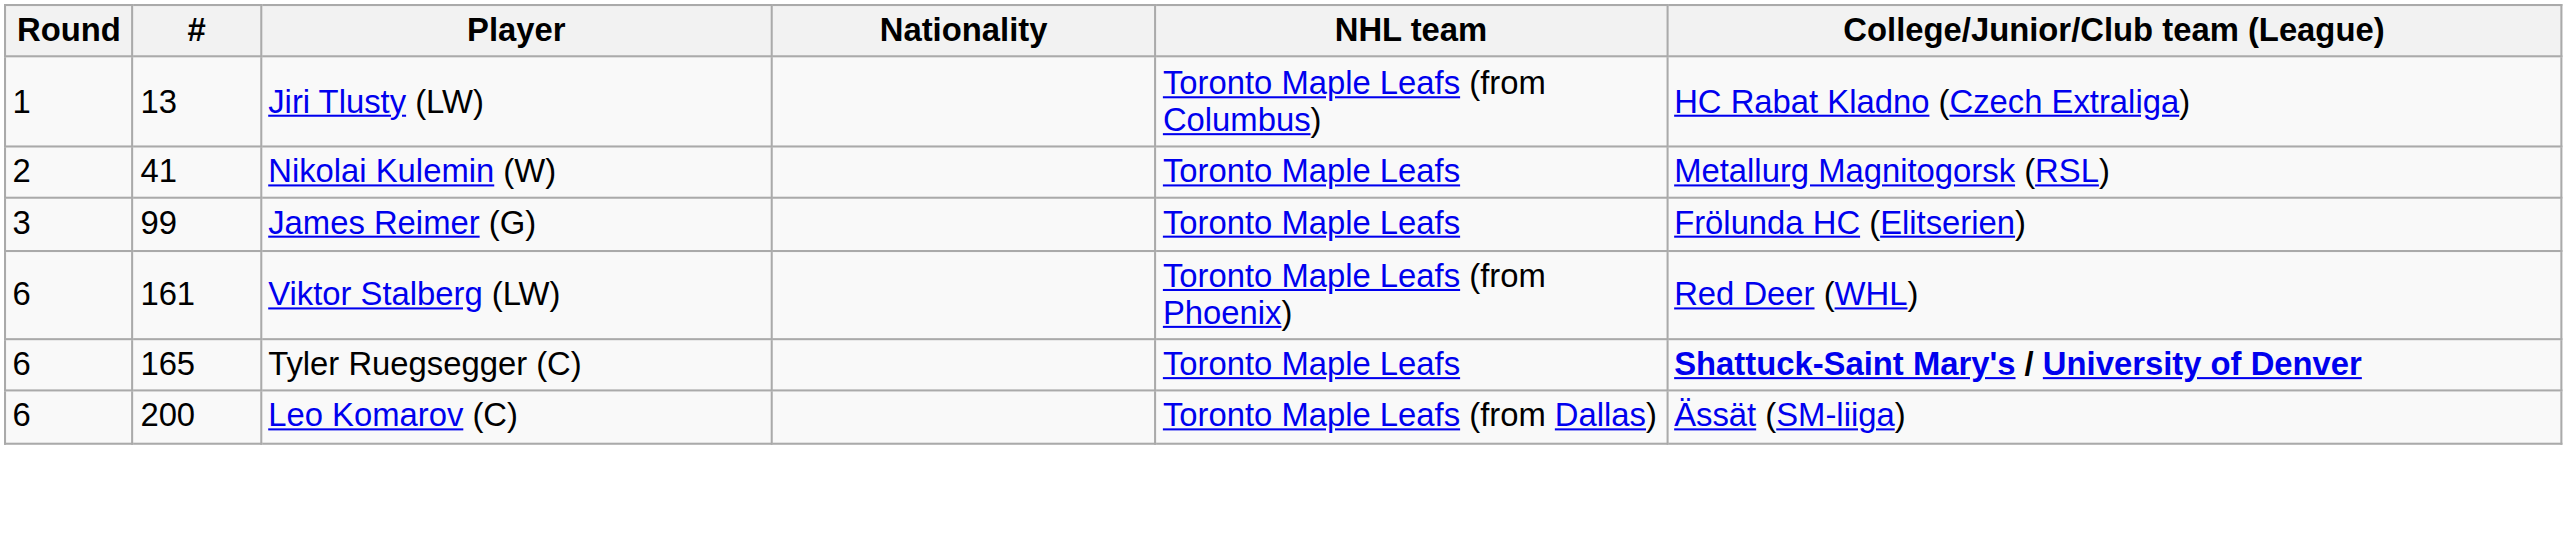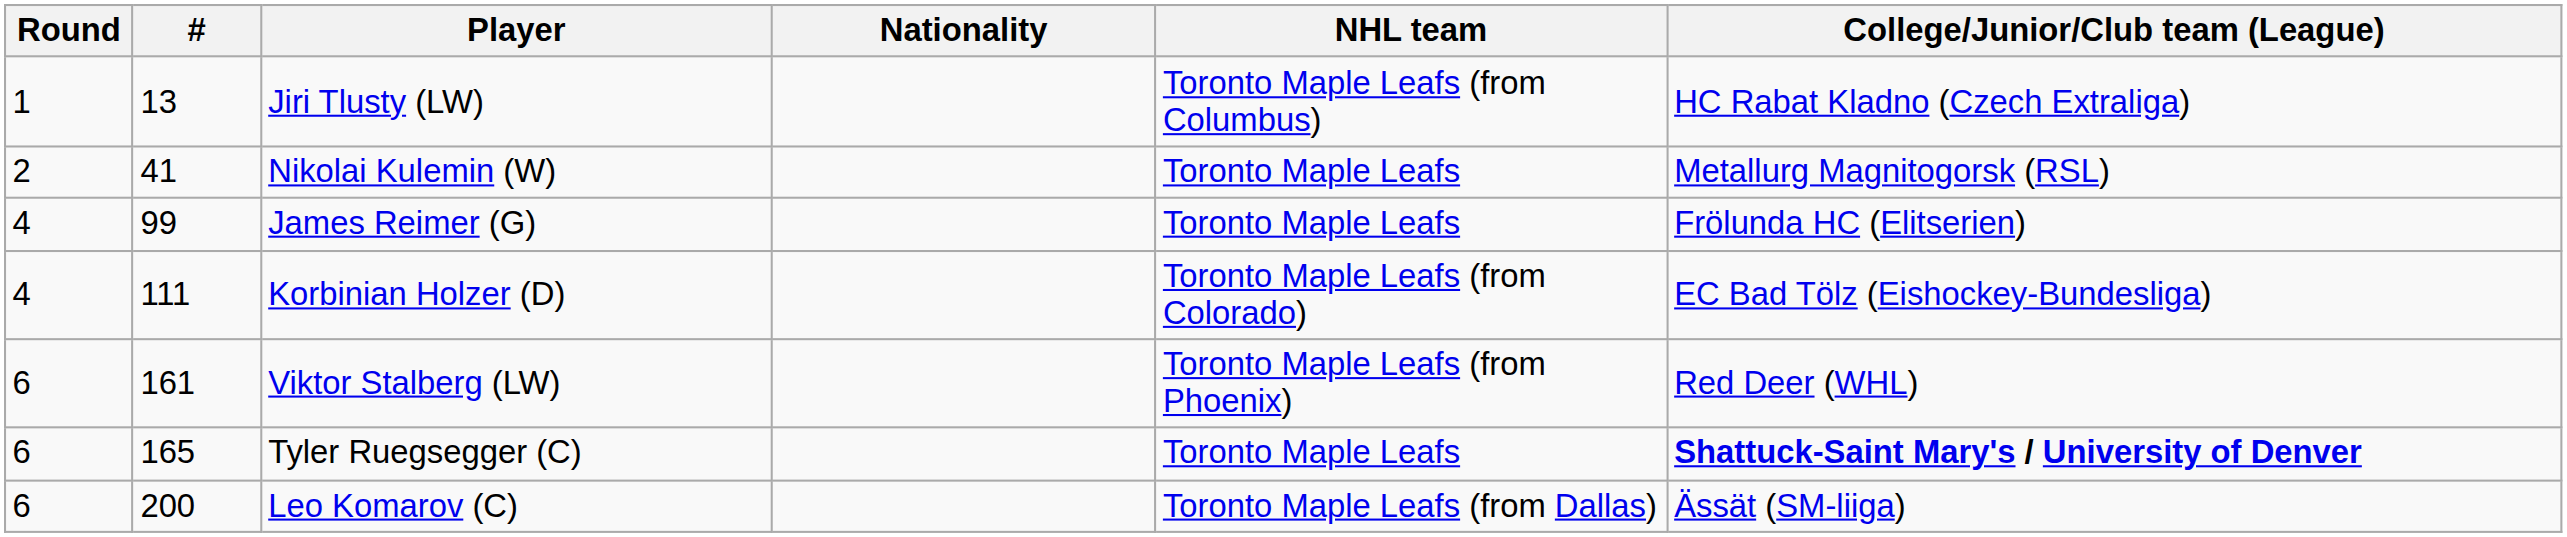(22, 223) 3 -> (22, 223) 4
+ row: (417, 293)
